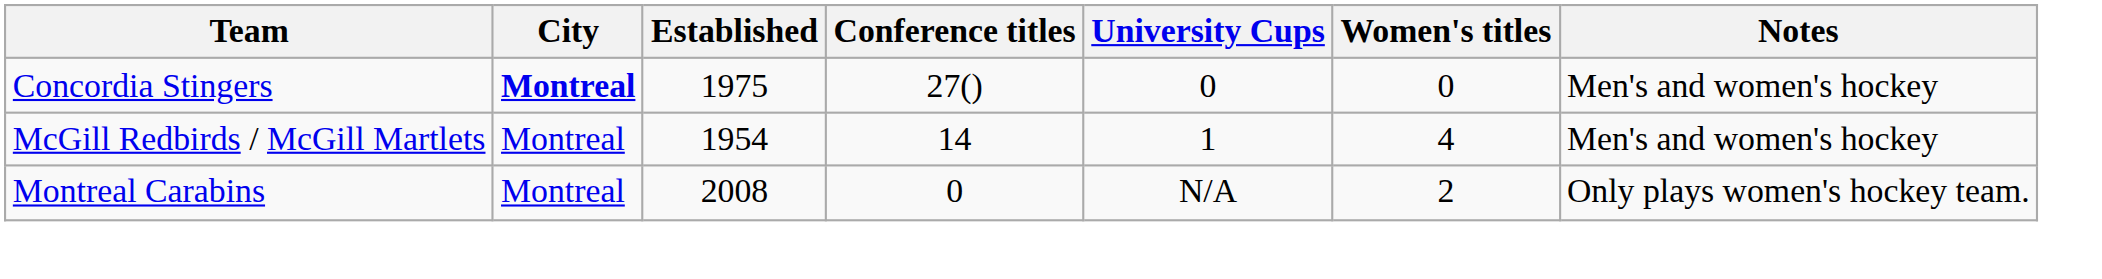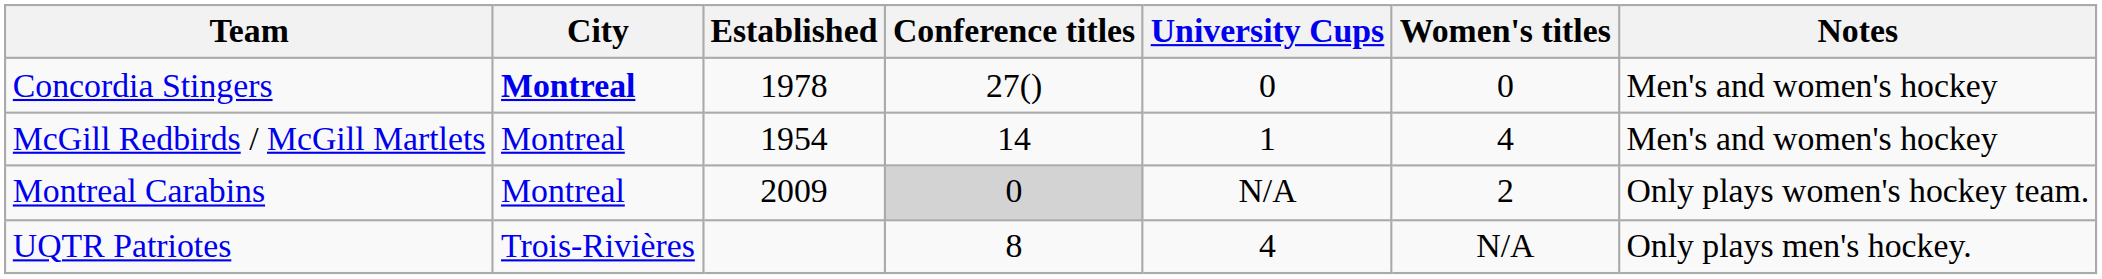(734, 84) 1975 -> (794, 84) 1978
(734, 191) 2008 -> (794, 191) 2009
(955, 191) no background -> (1014, 191) lightgrey background
+ row: (122, 245)
